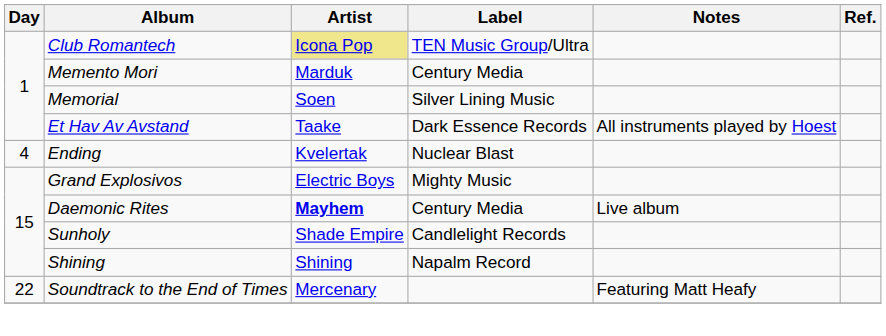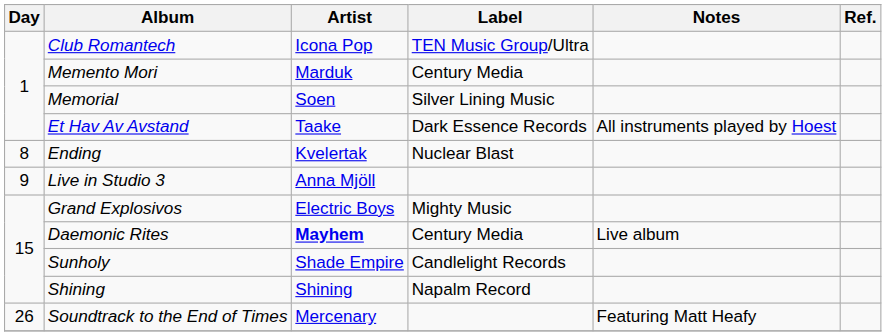(334, 45) khaki background -> (334, 45) no background
(24, 153) 4 -> (24, 153) 8
+ row: (106, 180)
(24, 289) 22 -> (24, 316) 26
